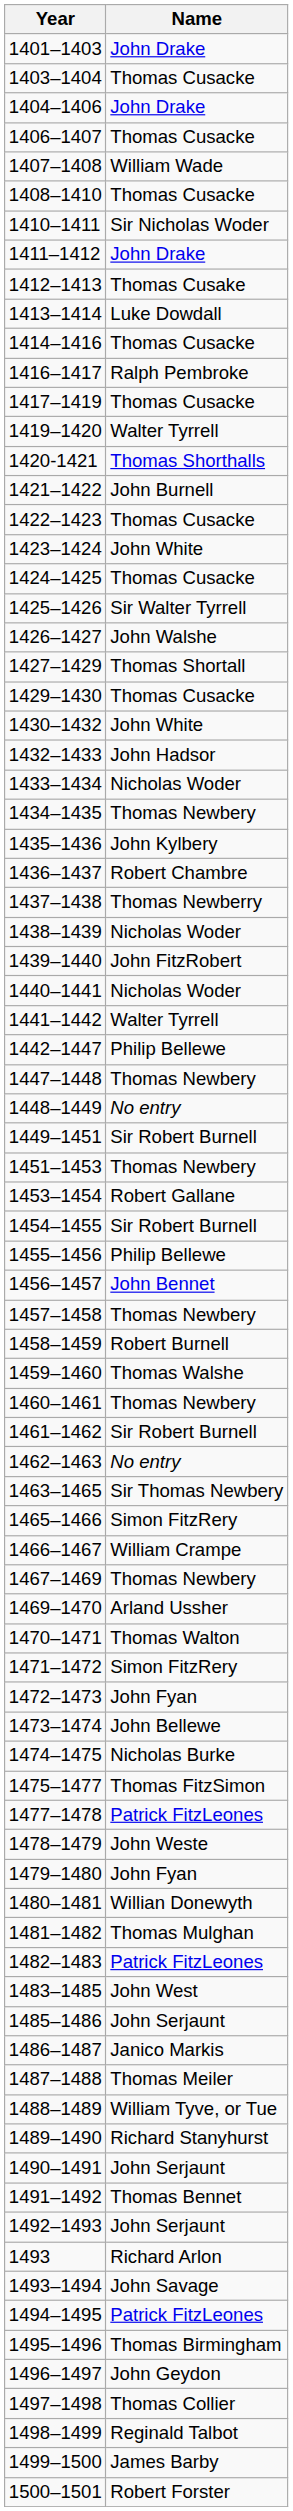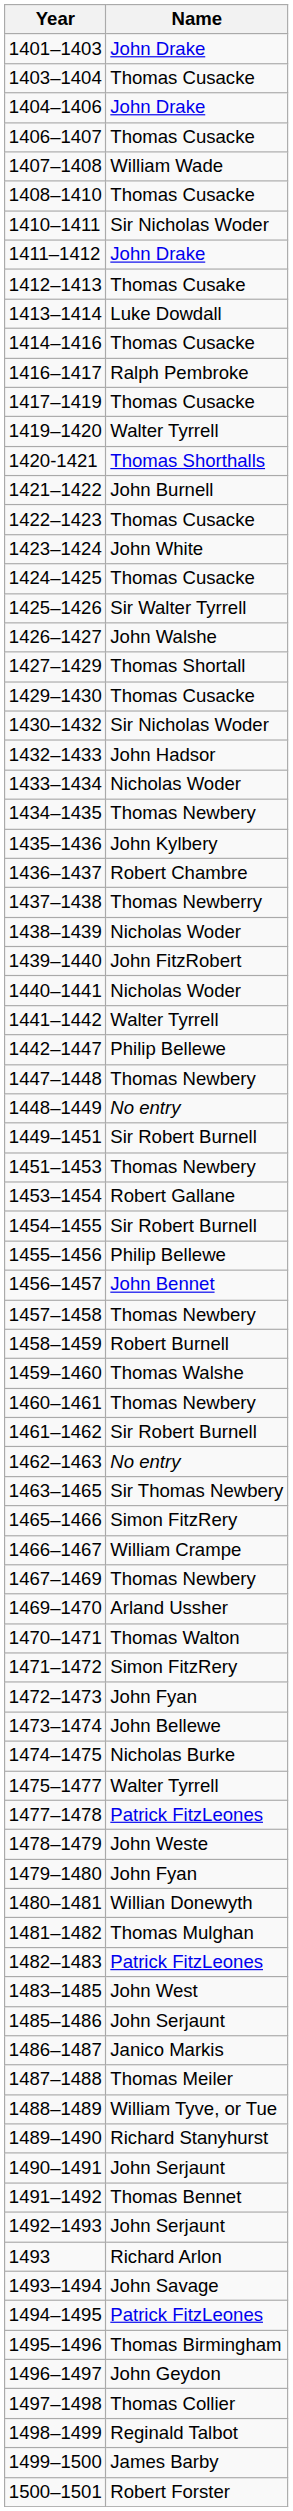(157, 725) John White -> (190, 725) Sir Nicholas Woder
(188, 1785) Thomas FitzSimon -> (164, 1785) Walter Tyrrell
